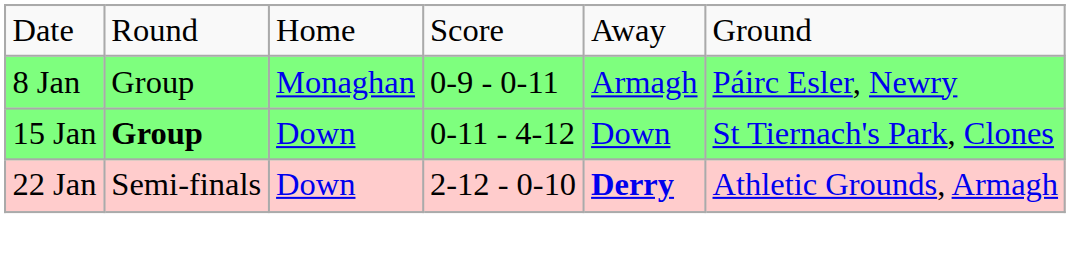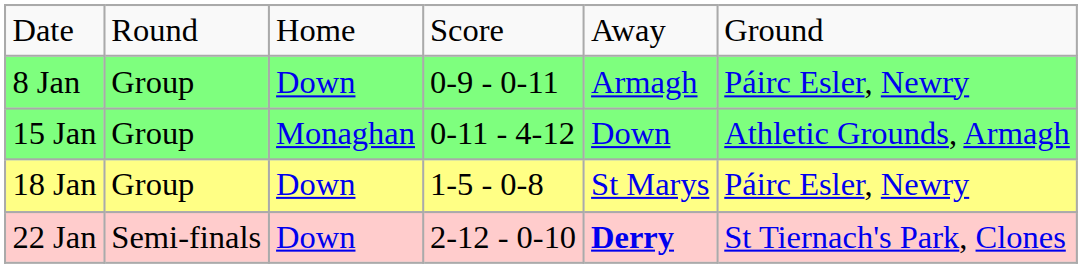(346, 81) Monaghan -> (316, 81) Down
(157, 133) bold -> (153, 133) normal
(316, 133) Down -> (346, 133) Monaghan
(883, 133) St Tiernach's Park, Clones -> (897, 133) Athletic Grounds, Armagh
+ row: (54, 184)
(885, 184) Athletic Grounds, Armagh -> (895, 236) St Tiernach's Park, Clones
